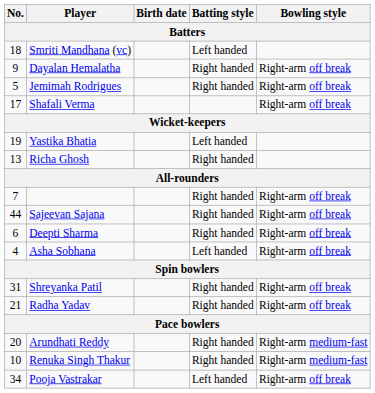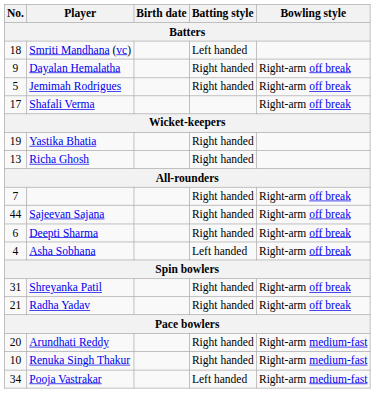(220, 141) Left handed -> (223, 141) Right handed
(305, 379) Right-arm off break -> (313, 379) Right-arm medium-fast
